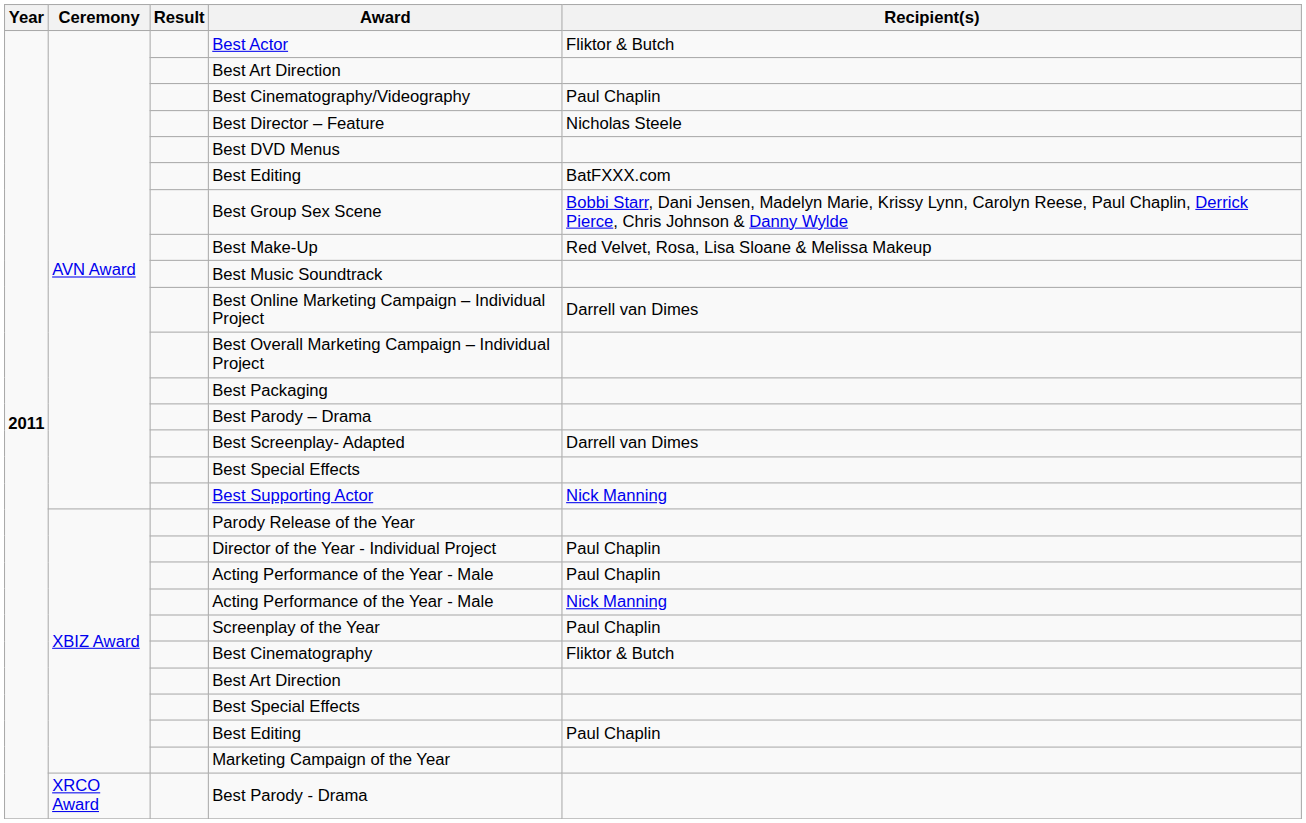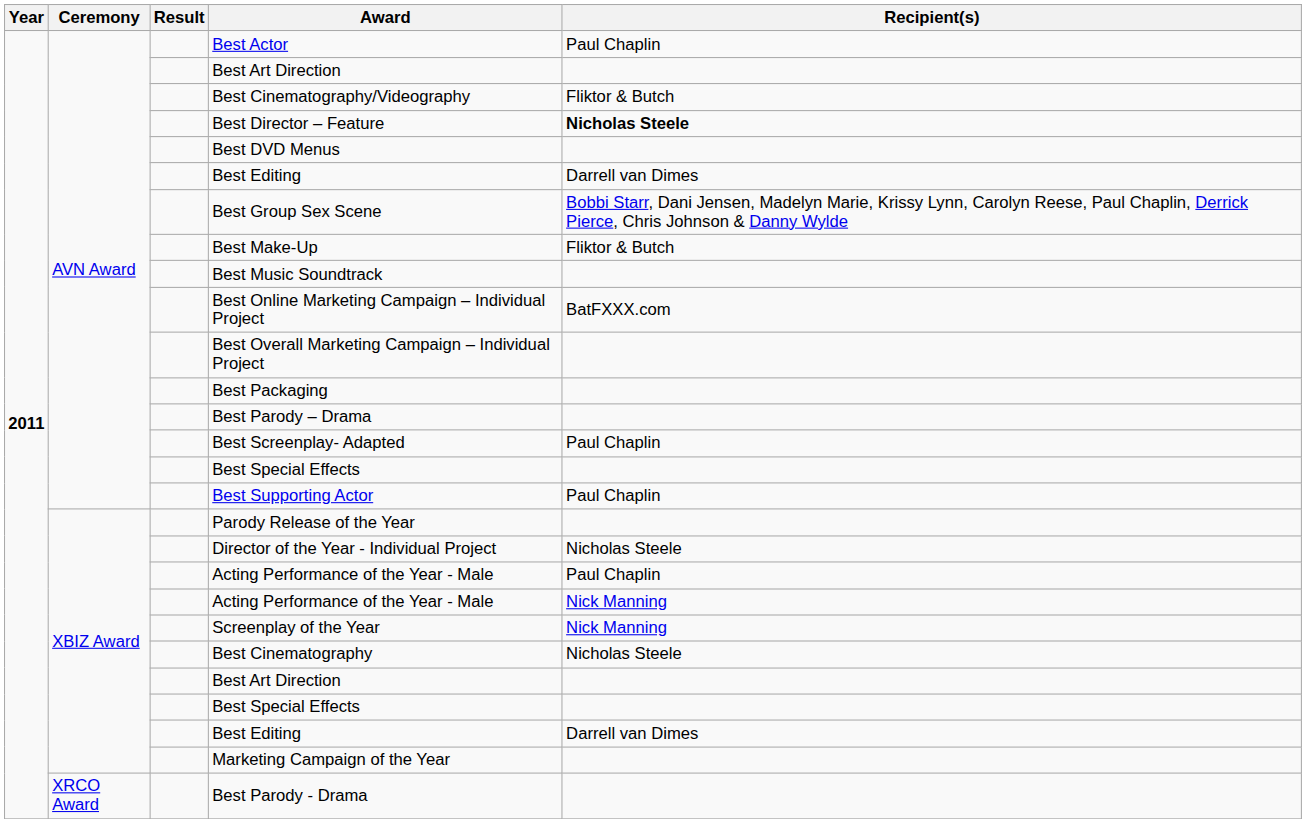(620, 44) Fliktor & Butch -> (613, 44) Paul Chaplin
(613, 96) Paul Chaplin -> (620, 96) Fliktor & Butch
(624, 123) normal -> (628, 123) bold
(618, 176) BatFXXX.com -> (632, 176) Darrell van Dimes
(749, 247) Red Velvet, Rosa, Lisa Sloane & Melissa Makeup -> (620, 247) Fliktor & Butch
(632, 309) Darrell van Dimes -> (618, 309) BatFXXX.com
(632, 443) Darrell van Dimes -> (613, 443) Paul Chaplin
(617, 496) Nick Manning -> (613, 496) Paul Chaplin
(613, 548) Paul Chaplin -> (624, 548) Nicholas Steele
(613, 628) Paul Chaplin -> (617, 628) Nick Manning
(620, 654) Fliktor & Butch -> (624, 654) Nicholas Steele
(613, 733) Paul Chaplin -> (632, 733) Darrell van Dimes
